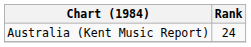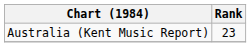(229, 33) 24 -> (229, 33) 23
